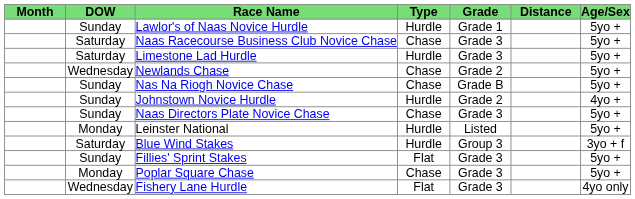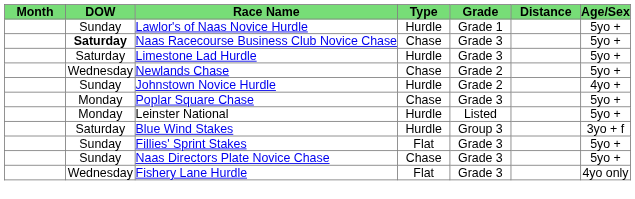(100, 41) normal -> (100, 41) bold
- row: (214, 85)
rows swapped: (233, 114) <-> (195, 173)
